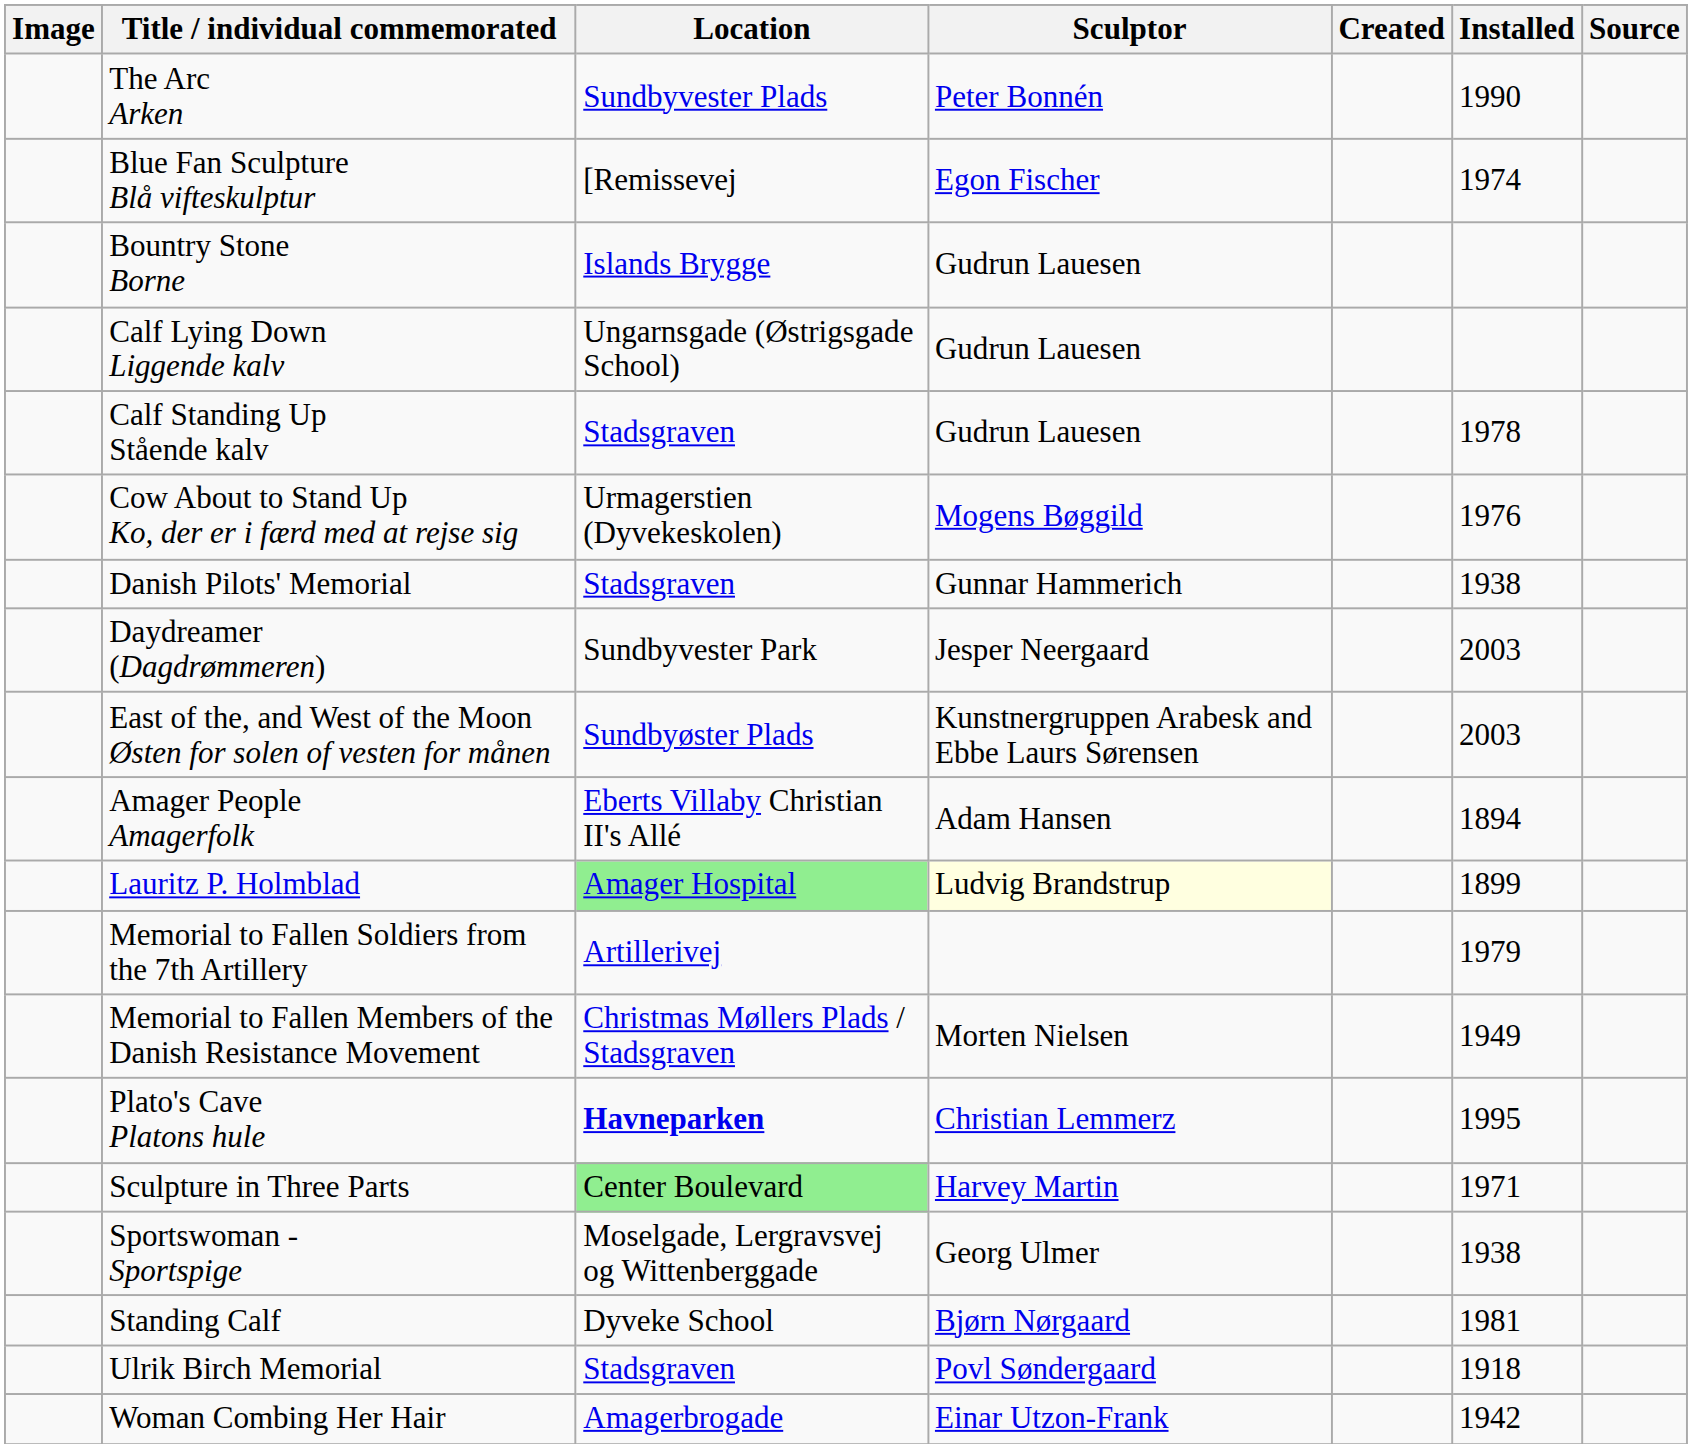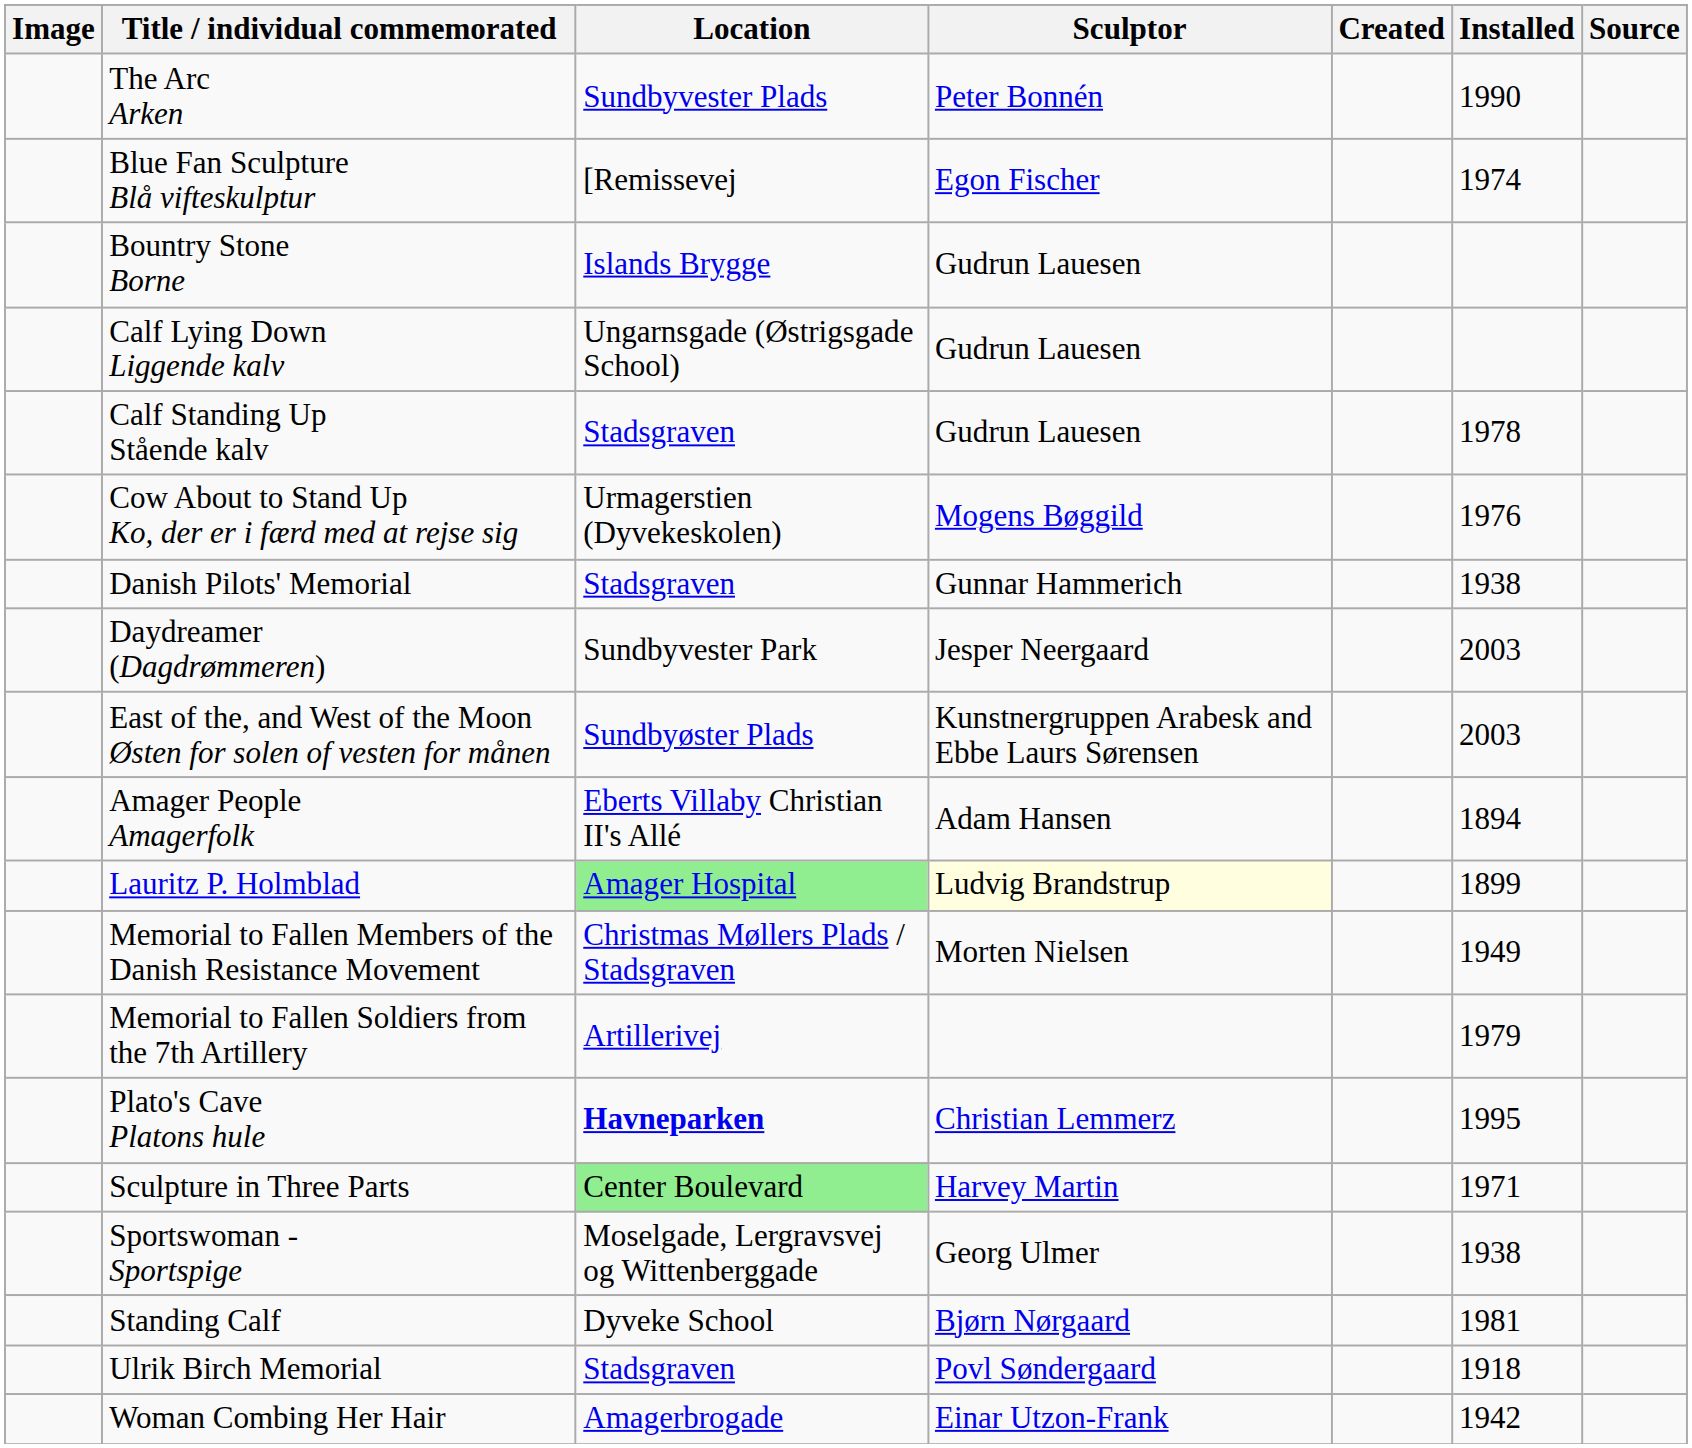rows swapped: (331, 1035) <-> (318, 951)
